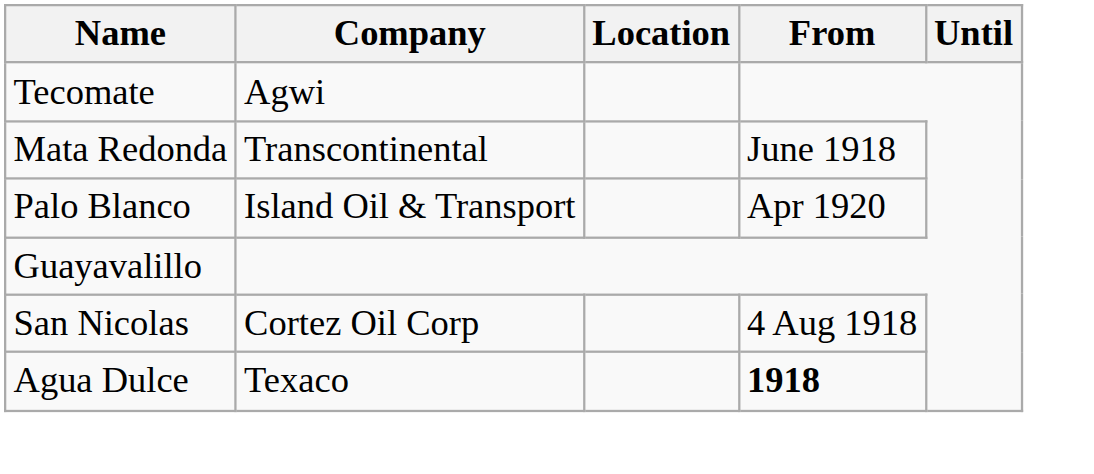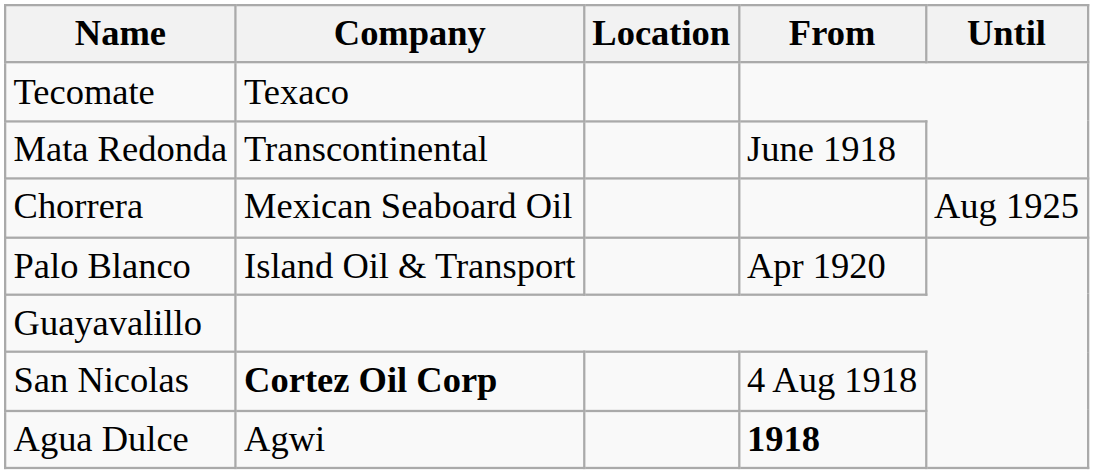(285, 91) Agwi -> (297, 91) Texaco
+ row: (78, 206)
(362, 322) normal -> (371, 380) bold
(297, 380) Texaco -> (285, 438) Agwi
